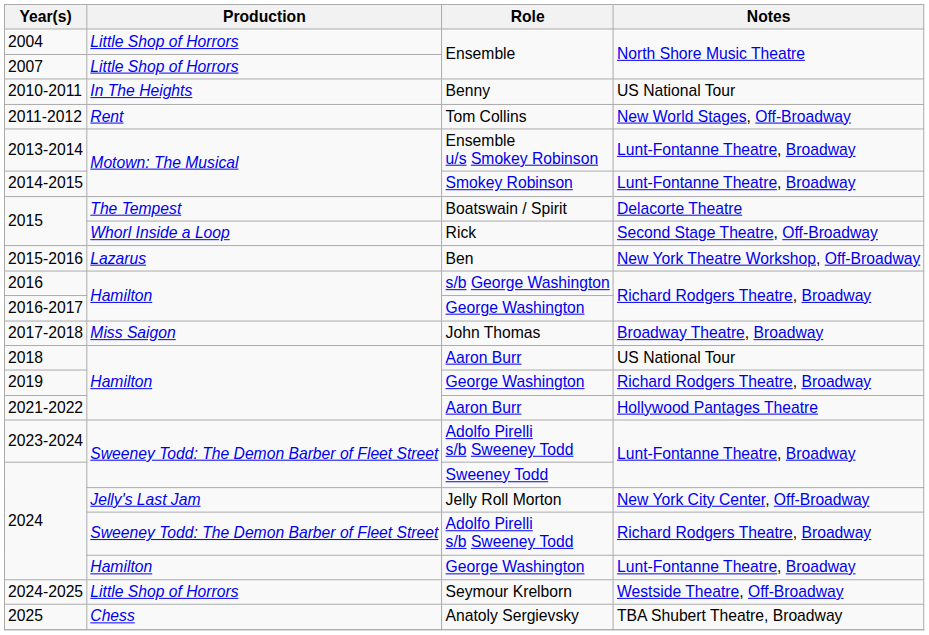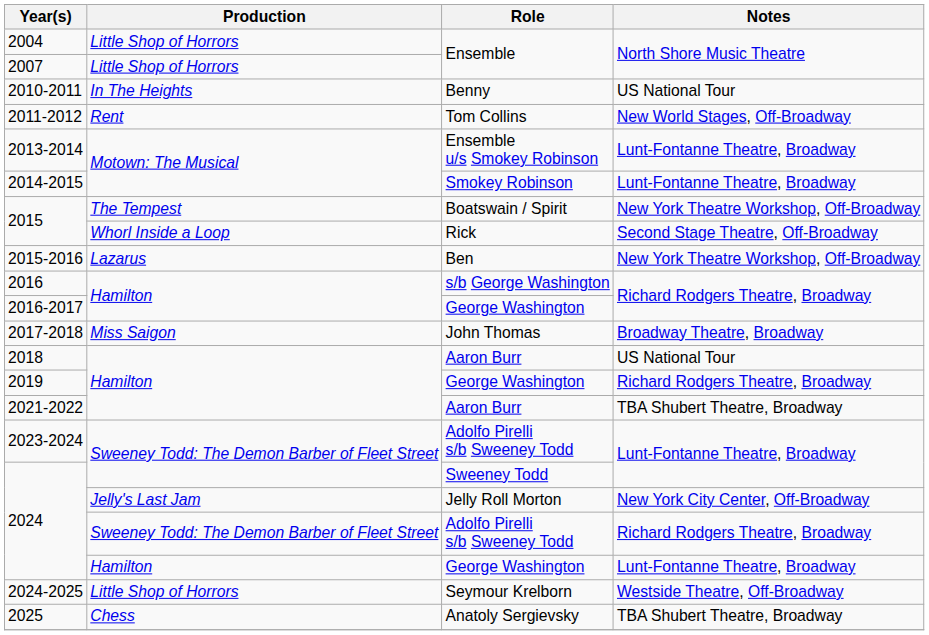(680, 208) Delacorte Theatre -> (769, 208) New York Theatre Workshop, Off-Broadway
(718, 407) Hollywood Pantages Theatre -> (730, 407) TBA Shubert Theatre, Broadway
